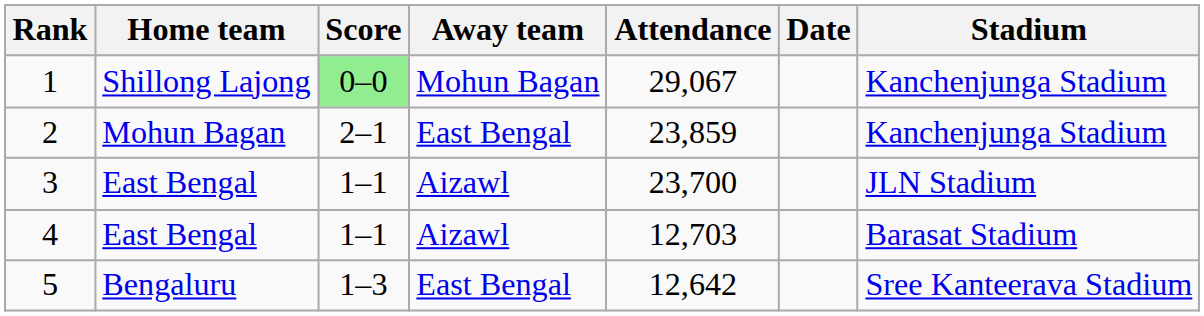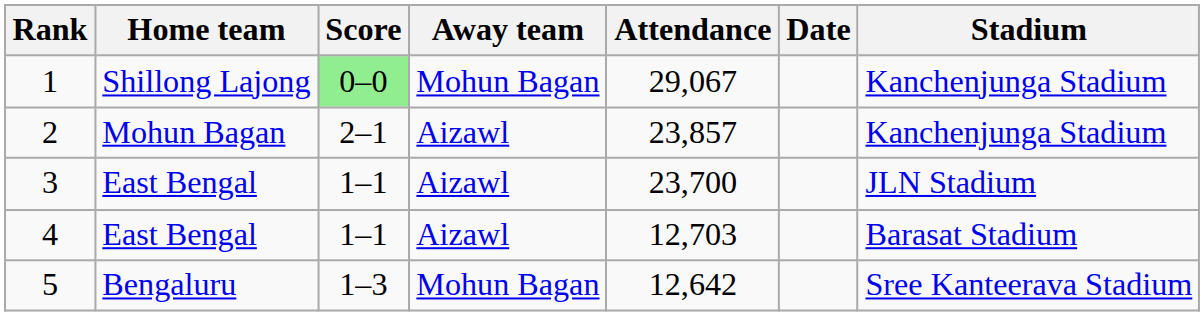(494, 132) East Bengal -> (463, 132) Aizawl
(693, 132) 23,859 -> (693, 132) 23,857
(494, 285) East Bengal -> (508, 285) Mohun Bagan
